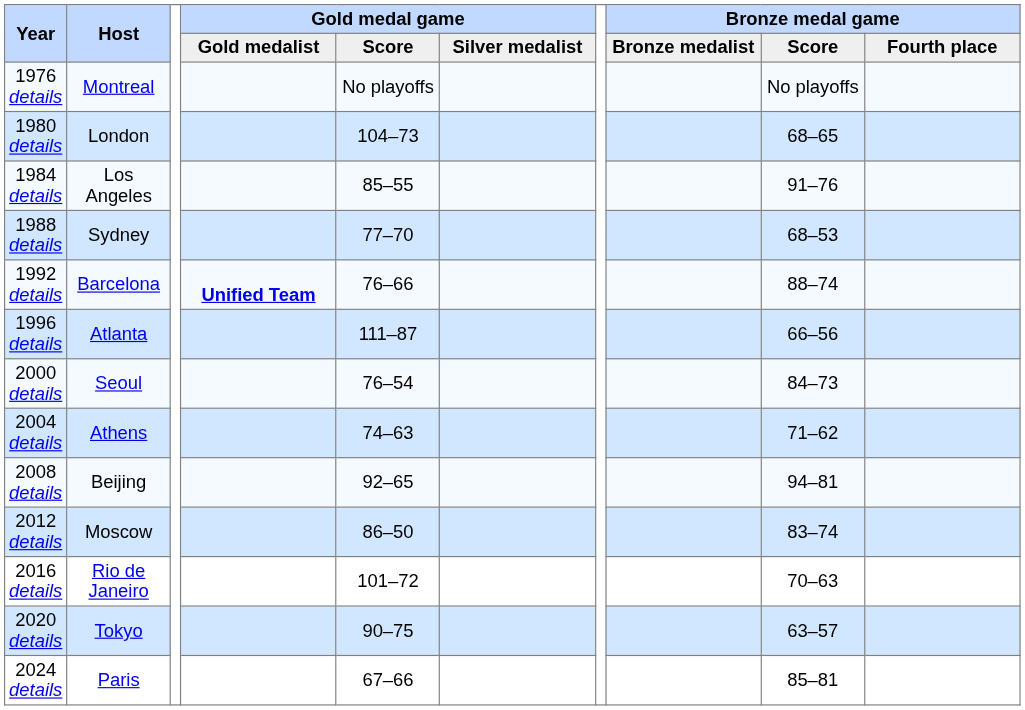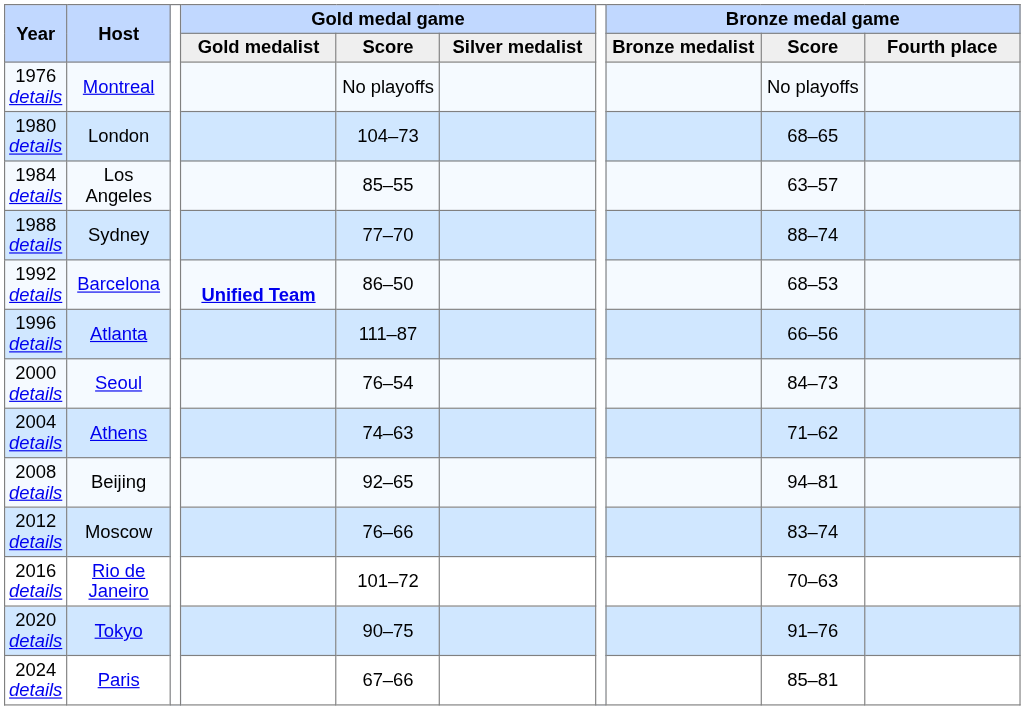(813, 185) 91–76 -> (813, 185) 63–57
(813, 235) 68–53 -> (813, 235) 88–74
(388, 284) 76–66 -> (388, 284) 86–50
(813, 284) 88–74 -> (813, 284) 68–53
(388, 531) 86–50 -> (388, 531) 76–66
(813, 630) 63–57 -> (813, 630) 91–76
